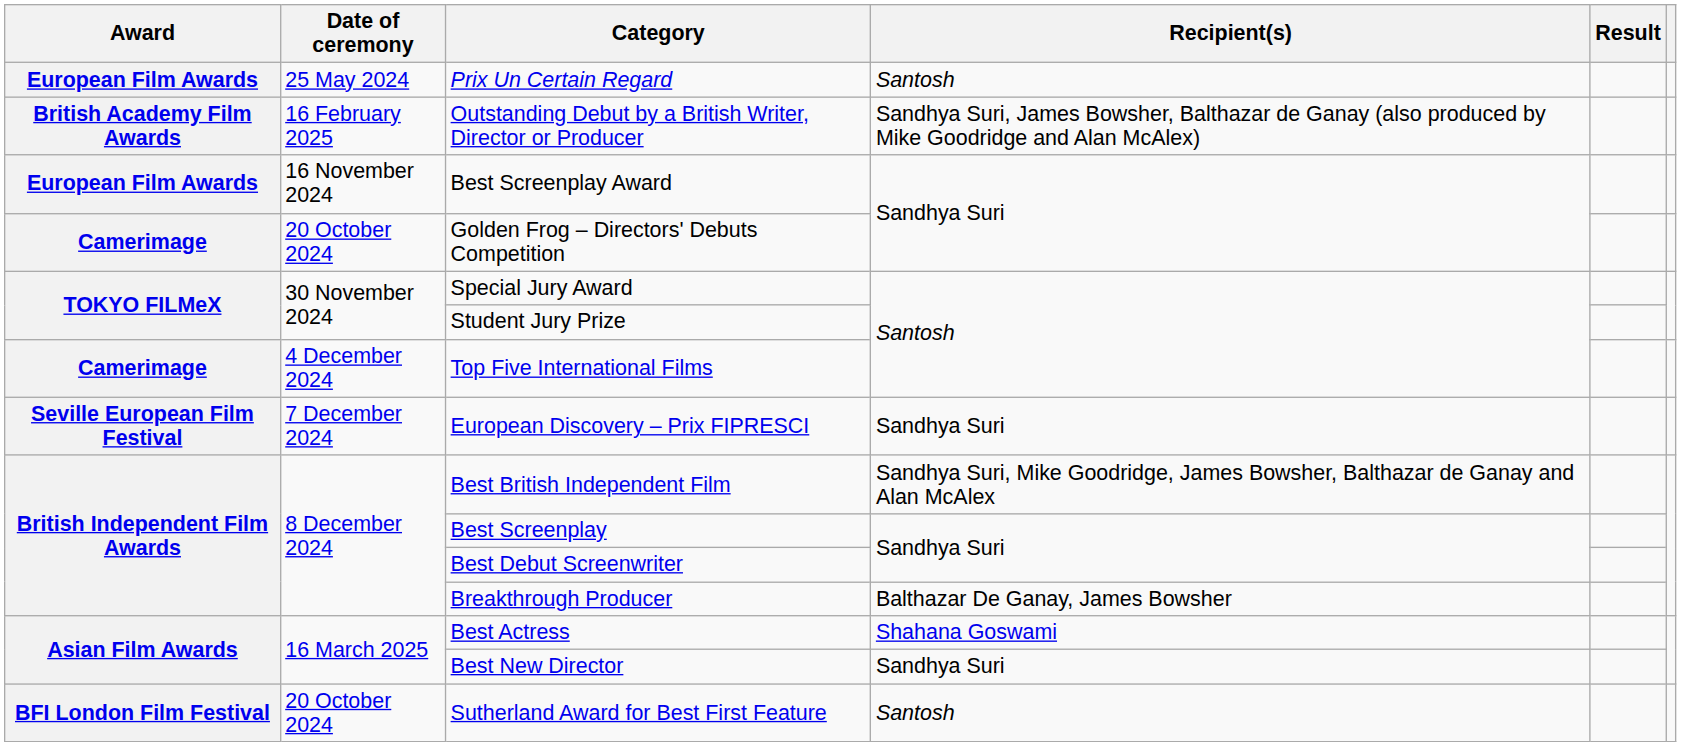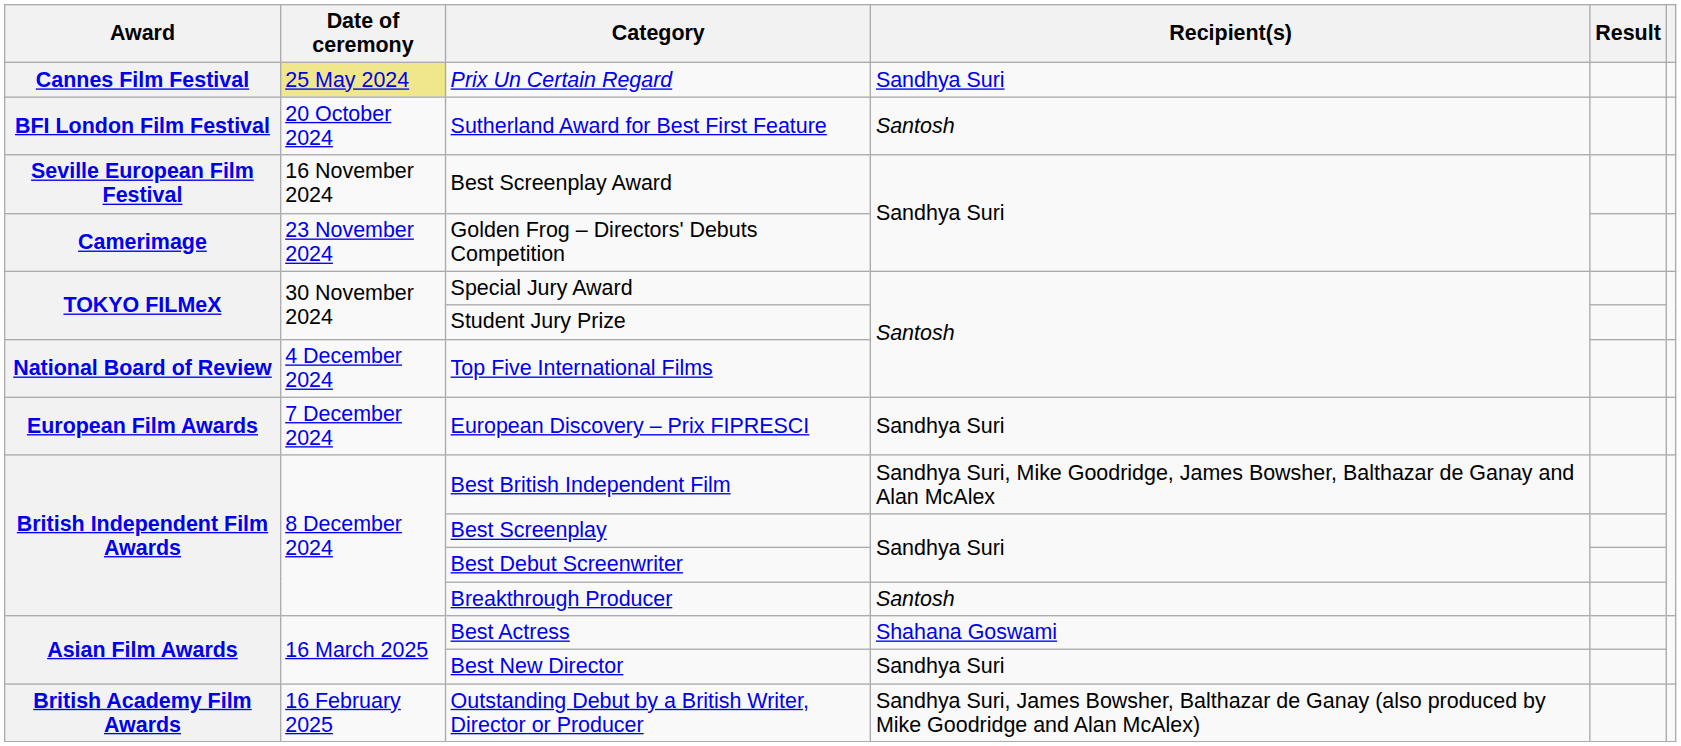(142, 79) European Film Awards -> (142, 79) Cannes Film Festival
(347, 79) no background -> (347, 79) khaki background
(915, 79) Santosh -> (940, 79) Sandhya Suri
rows swapped: (639, 712) <-> (630, 125)
(142, 183) European Film Awards -> (142, 183) Seville European Film Festival
(338, 241) 20 October 2024 -> (350, 241) 23 November 2024
(142, 368) Camerimage -> (142, 368) National Board of Review
(142, 426) Seville European Film Festival -> (142, 426) European Film Awards
(1054, 598) Balthazar De Ganay, James Bowsher -> (915, 598) Santosh
